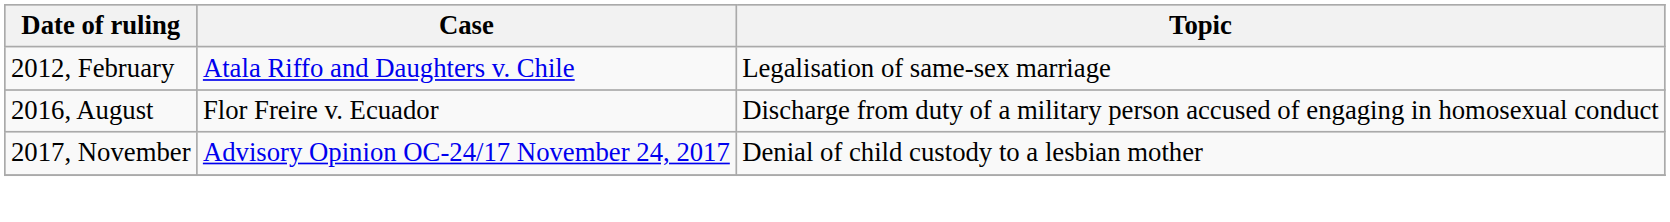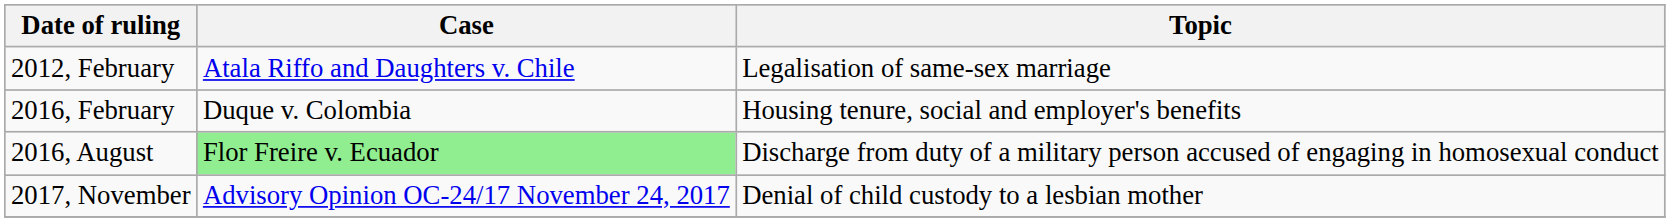+ row: (93, 110)
(321, 110) no background -> (321, 152) lightgreen background
